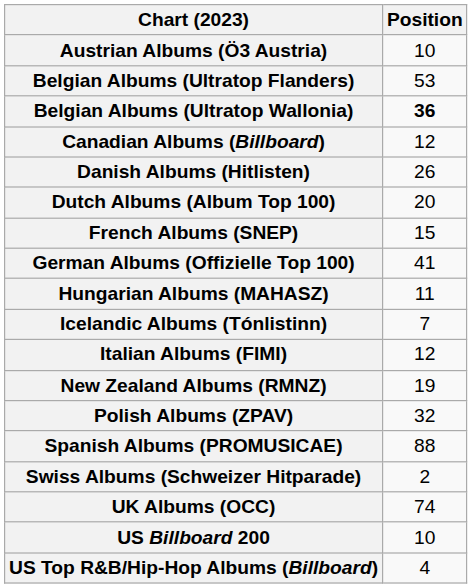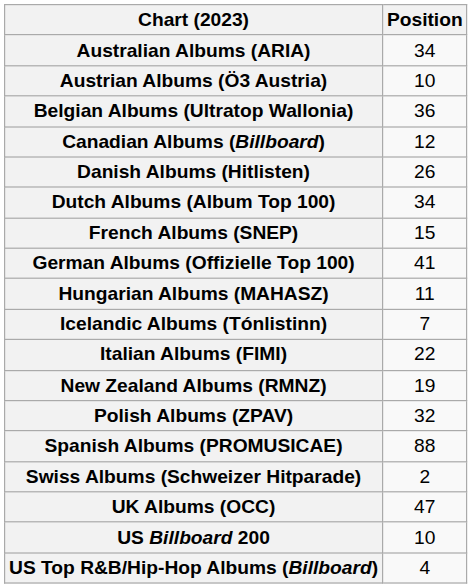+ row: (194, 50)
- row: (194, 80)
(425, 111) bold -> (425, 111) normal
(425, 202) 20 -> (425, 202) 34
(425, 354) 12 -> (425, 354) 22
(425, 506) 74 -> (425, 506) 47
